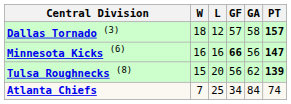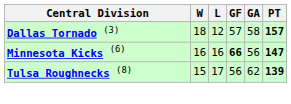(218, 72) 20 -> (218, 72) 17
- row: (52, 91)
